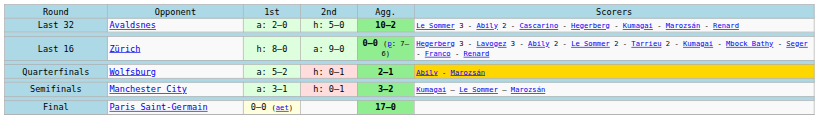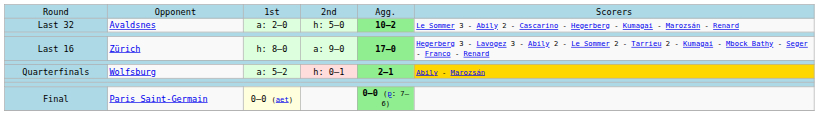(386, 48) 0–0 (p: 7–6) -> (386, 48) 17–0
- row: (56, 89)
(386, 107) 17–0 -> (386, 98) 0–0 (p: 7–6)
